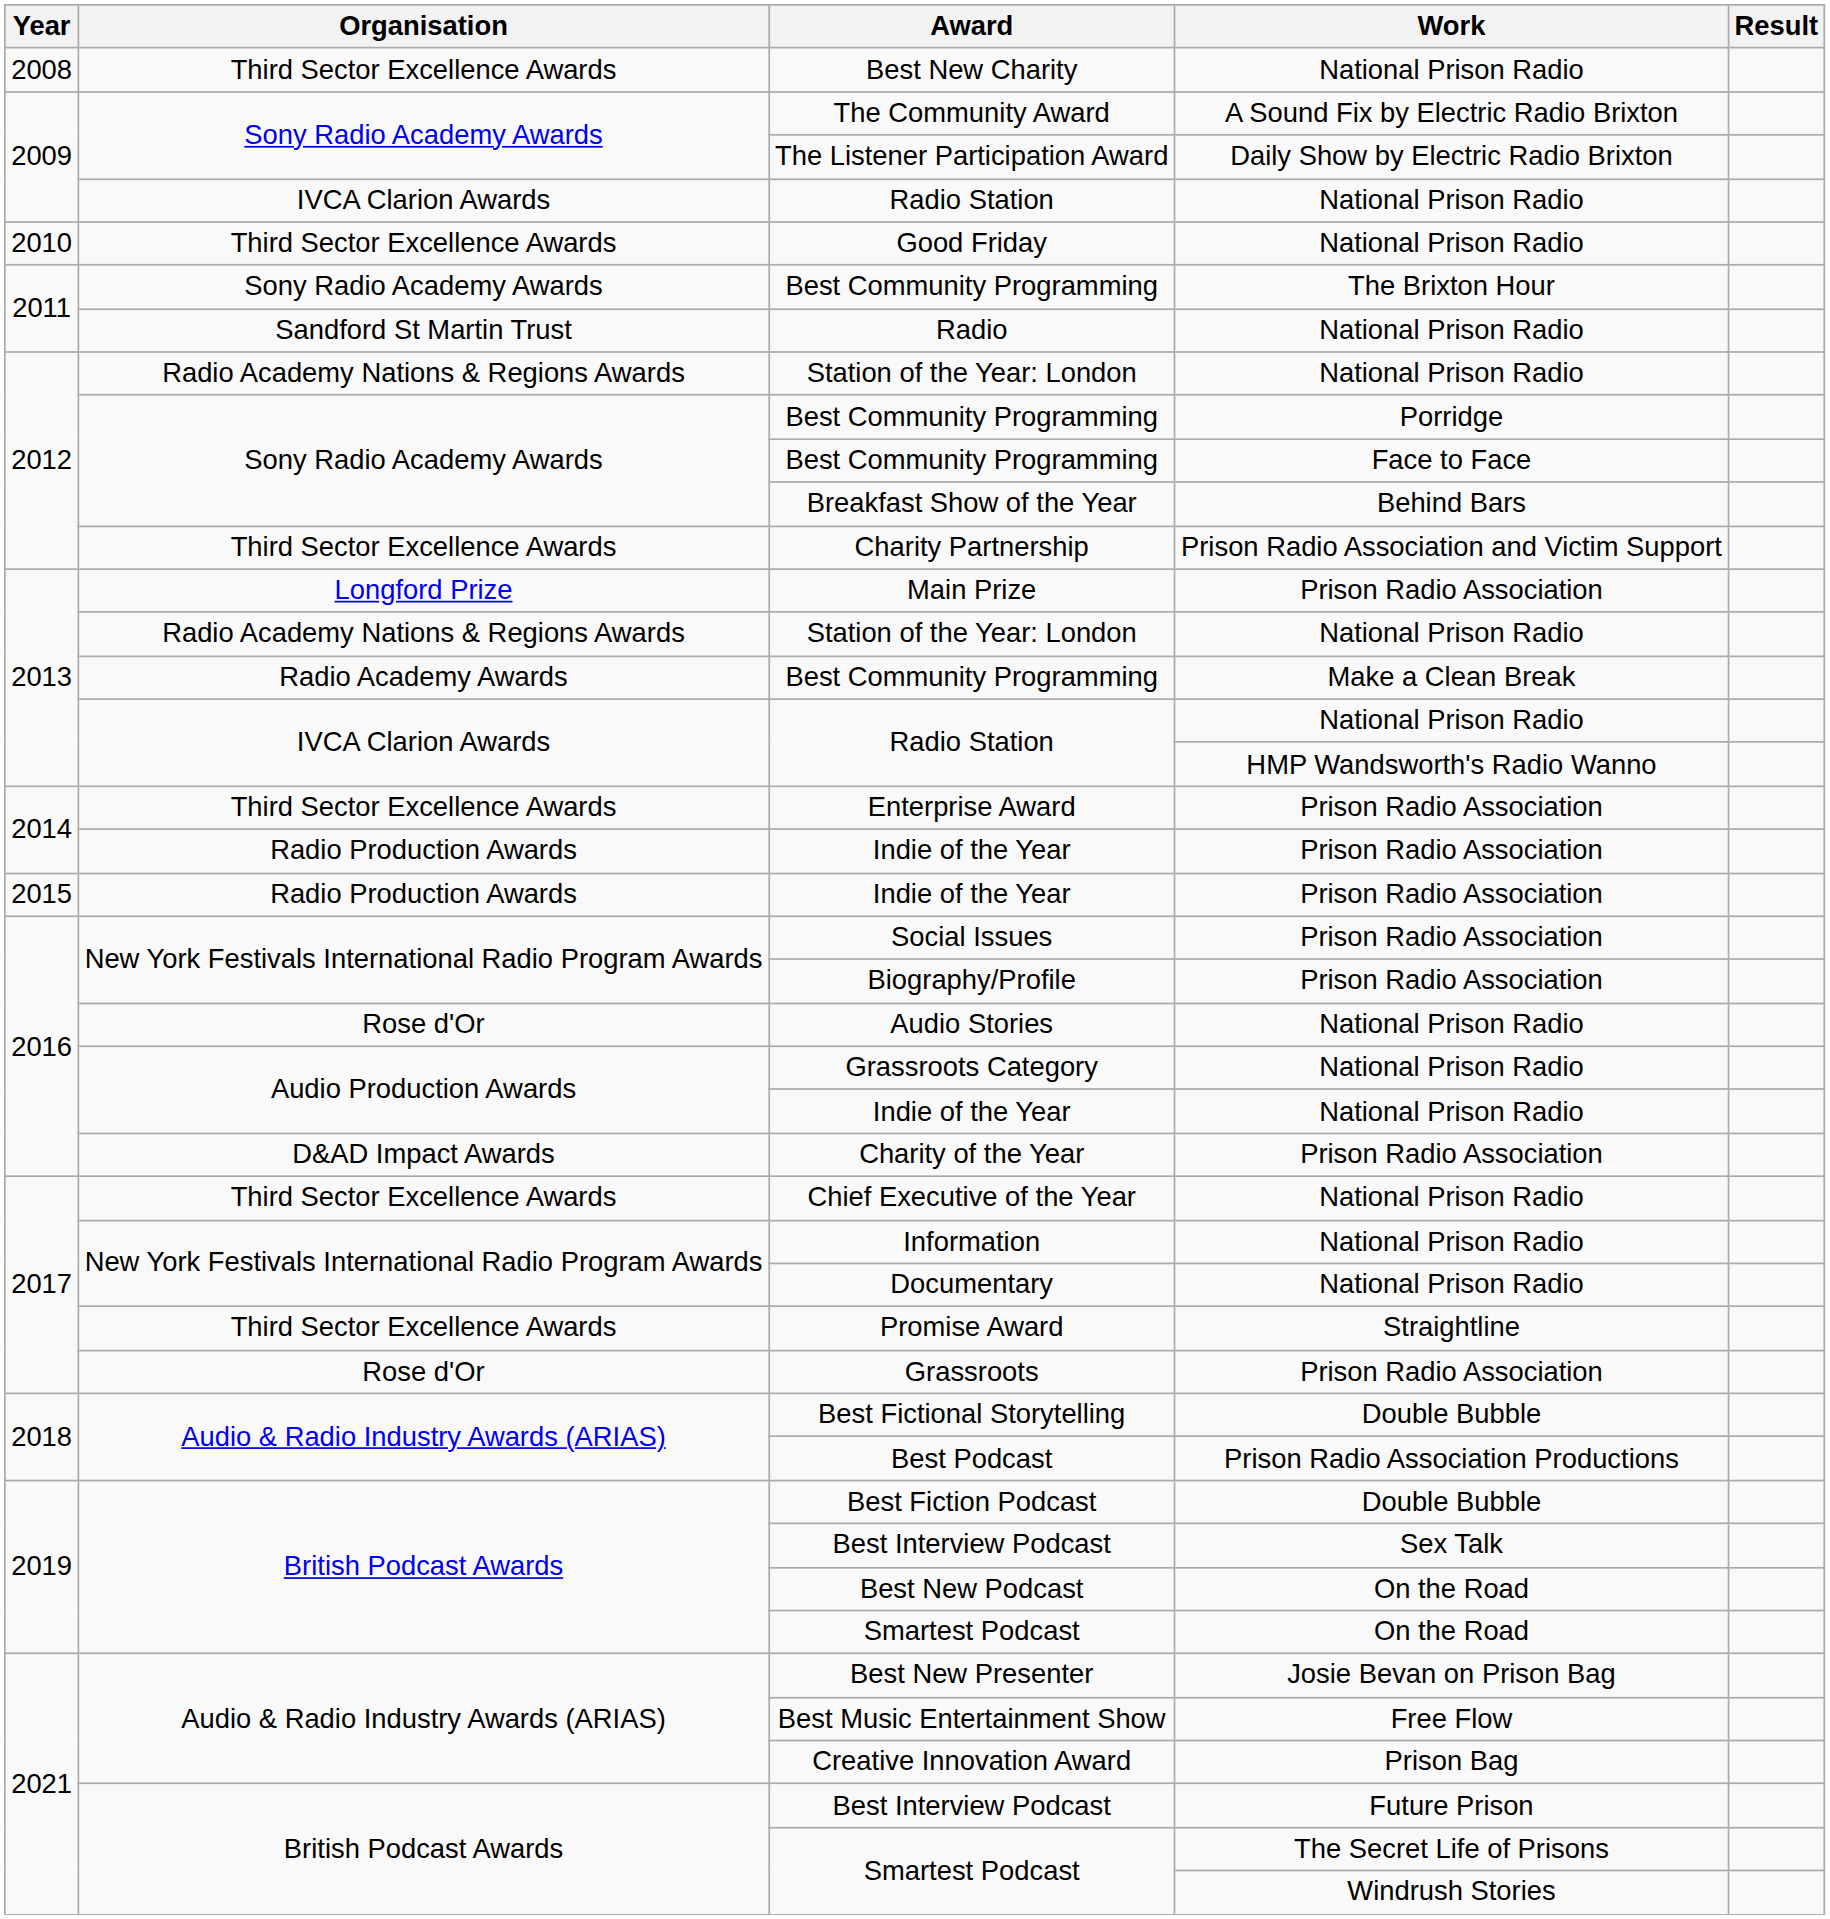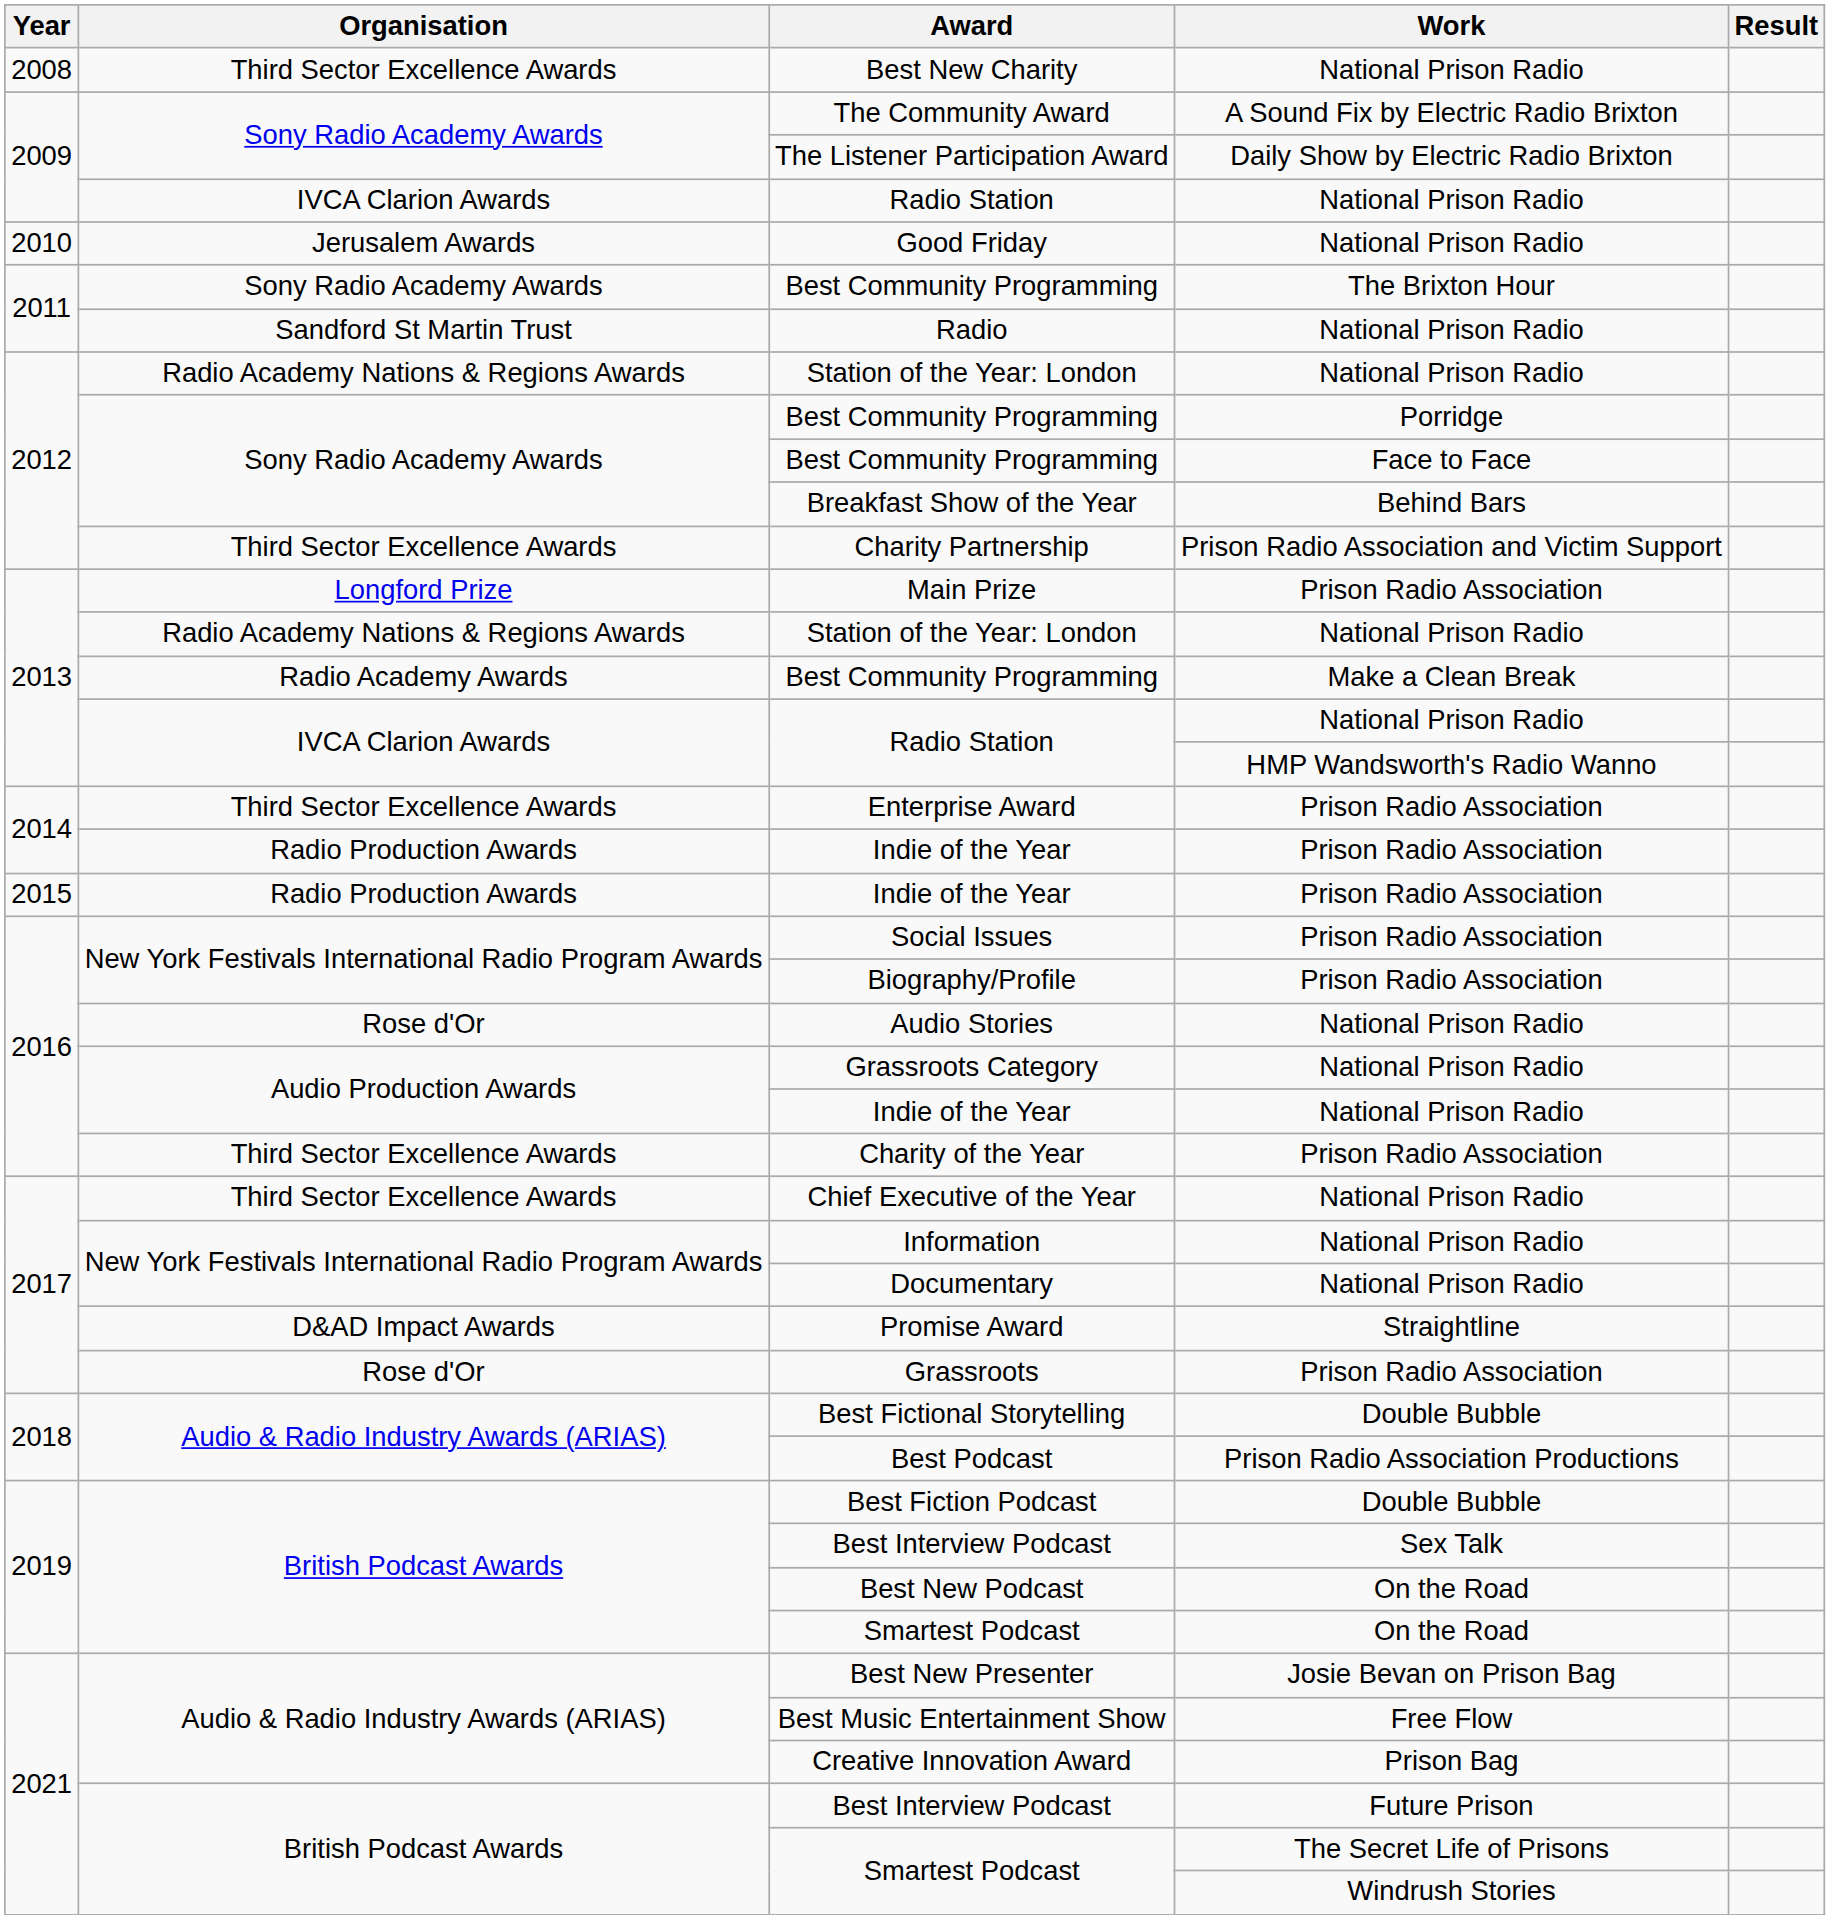(424, 243) Third Sector Excellence Awards -> (424, 243) Jerusalem Awards
(423, 1154) D&AD Impact Awards -> (424, 1154) Third Sector Excellence Awards
(424, 1327) Third Sector Excellence Awards -> (423, 1327) D&AD Impact Awards
